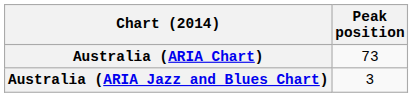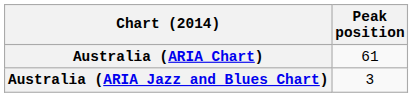(370, 56) 73 -> (370, 56) 61
